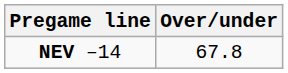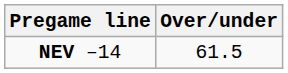(219, 53) 67.8 -> (219, 53) 61.5
